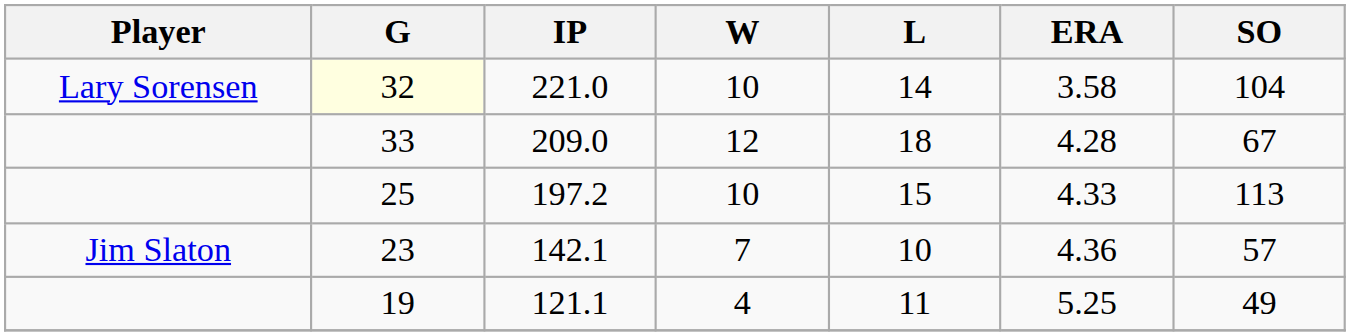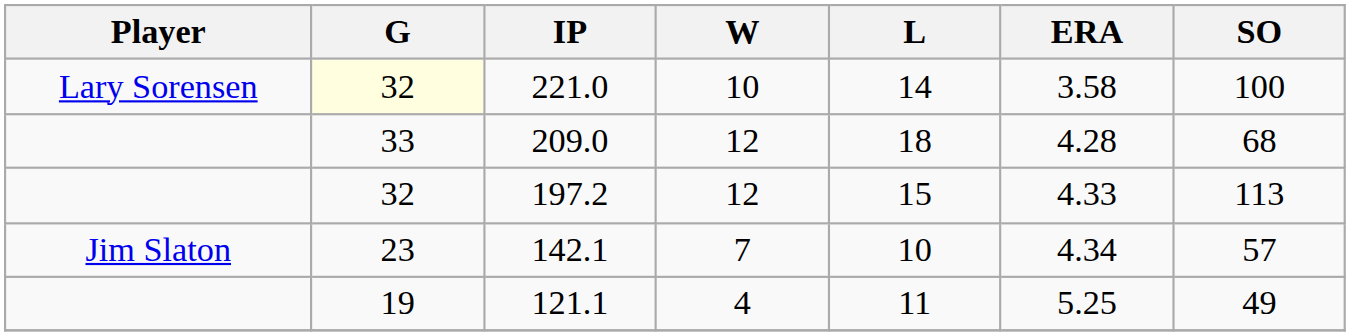(1259, 85) 104 -> (1259, 85) 100
(1259, 140) 67 -> (1259, 140) 68
(398, 194) 25 -> (398, 194) 32
(742, 194) 10 -> (742, 194) 12
(1087, 248) 4.36 -> (1087, 248) 4.34
